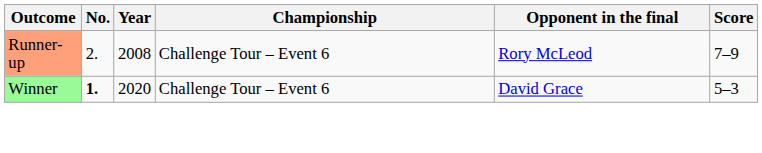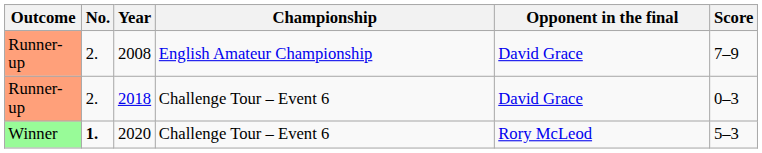(244, 53) Challenge Tour – Event 6 -> (266, 53) English Amateur Championship
(545, 53) Rory McLeod -> (541, 53) David Grace
+ row: (135, 98)
(541, 89) David Grace -> (545, 134) Rory McLeod
